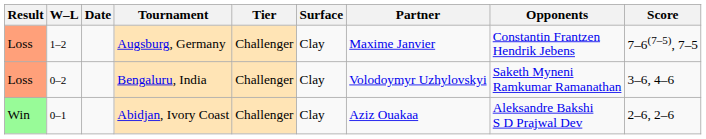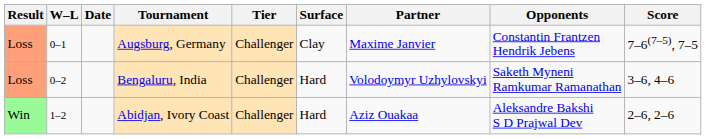(58, 44) 1–2 -> (58, 44) 0–1
(312, 79) Clay -> (313, 79) Hard
(58, 116) 0–1 -> (58, 116) 1–2
(312, 115) Clay -> (313, 115) Hard
